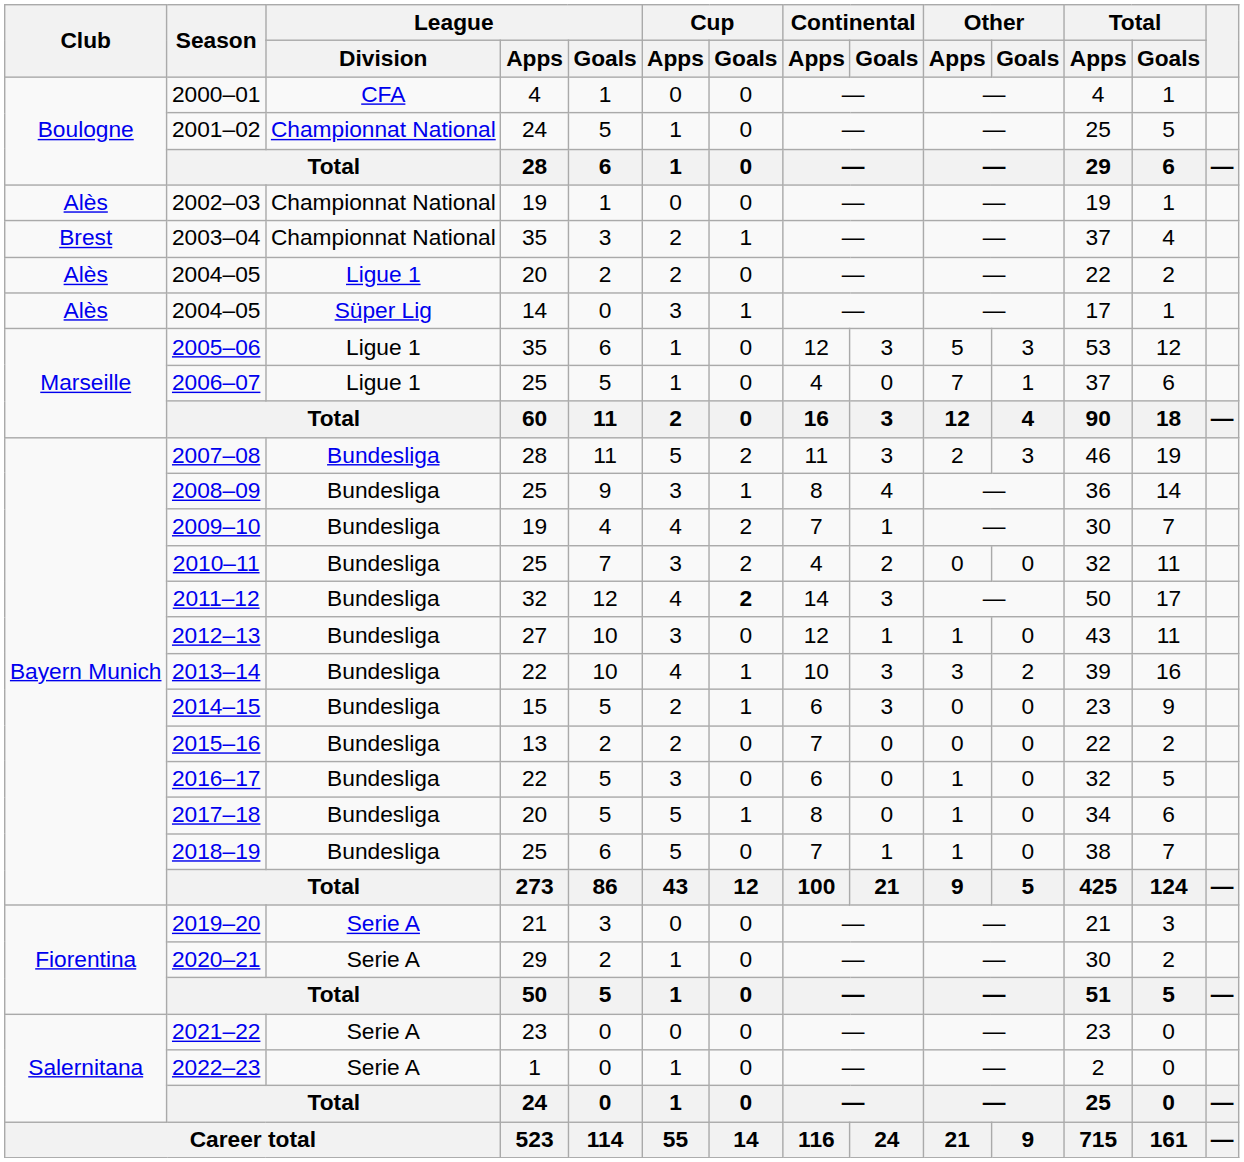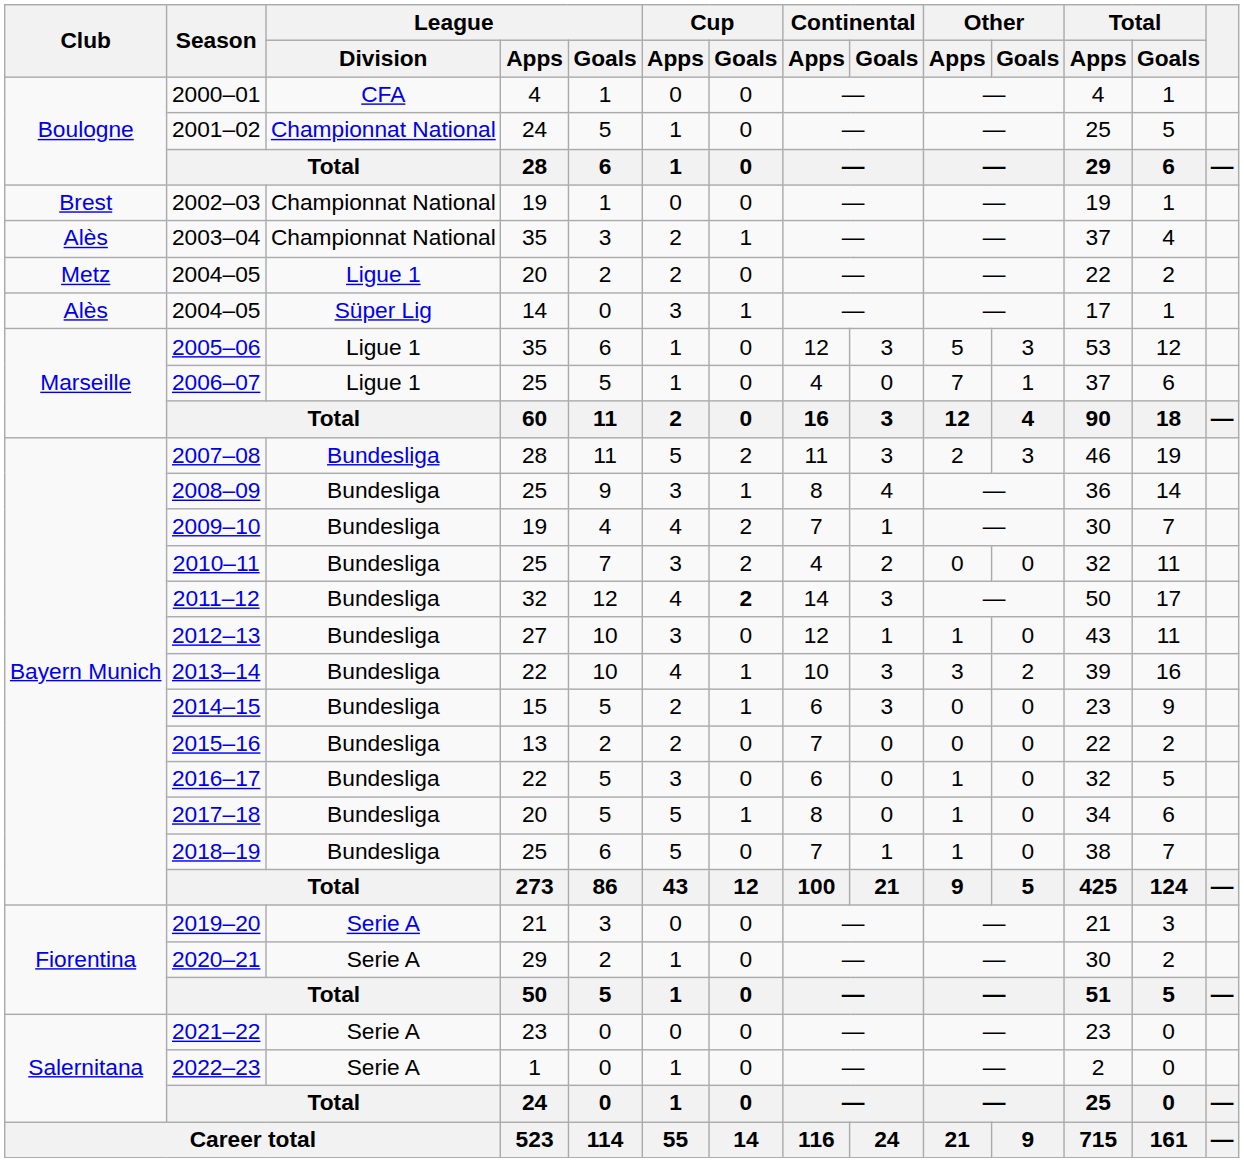(86, 202) Alès -> (86, 202) Brest
(86, 238) Brest -> (86, 238) Alès
(86, 274) Alès -> (86, 274) Metz
